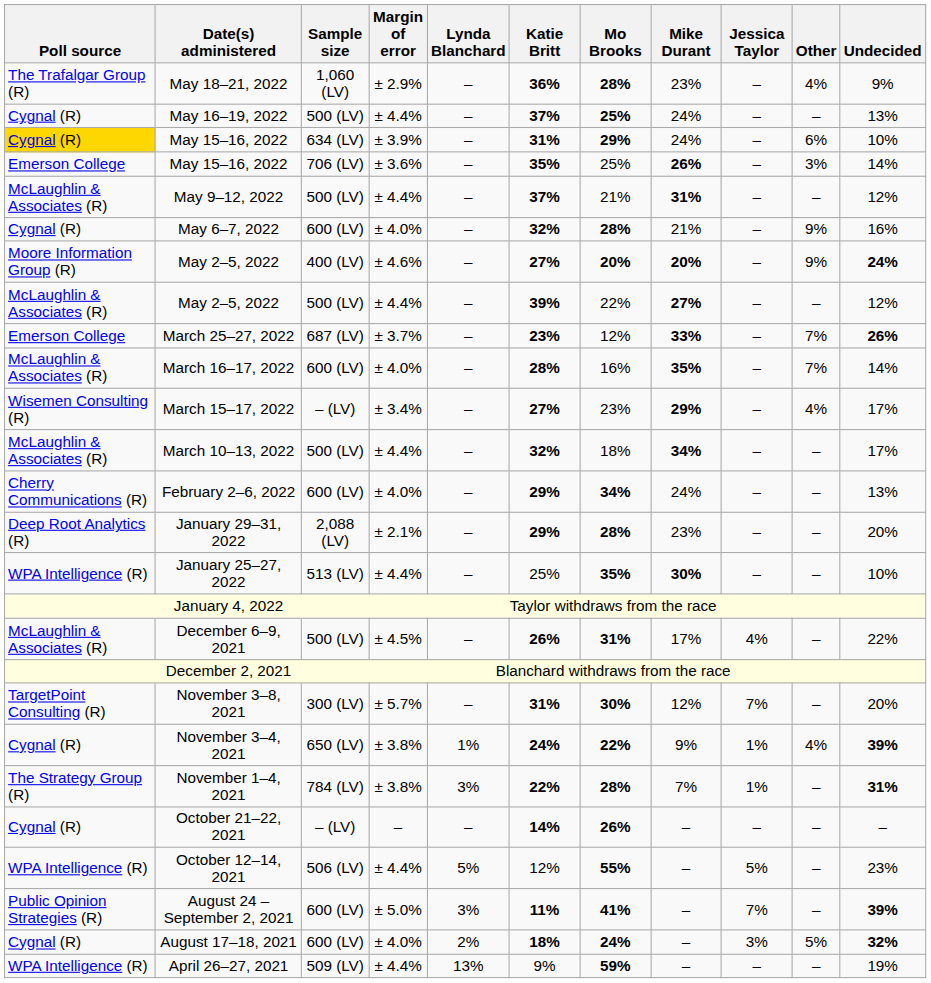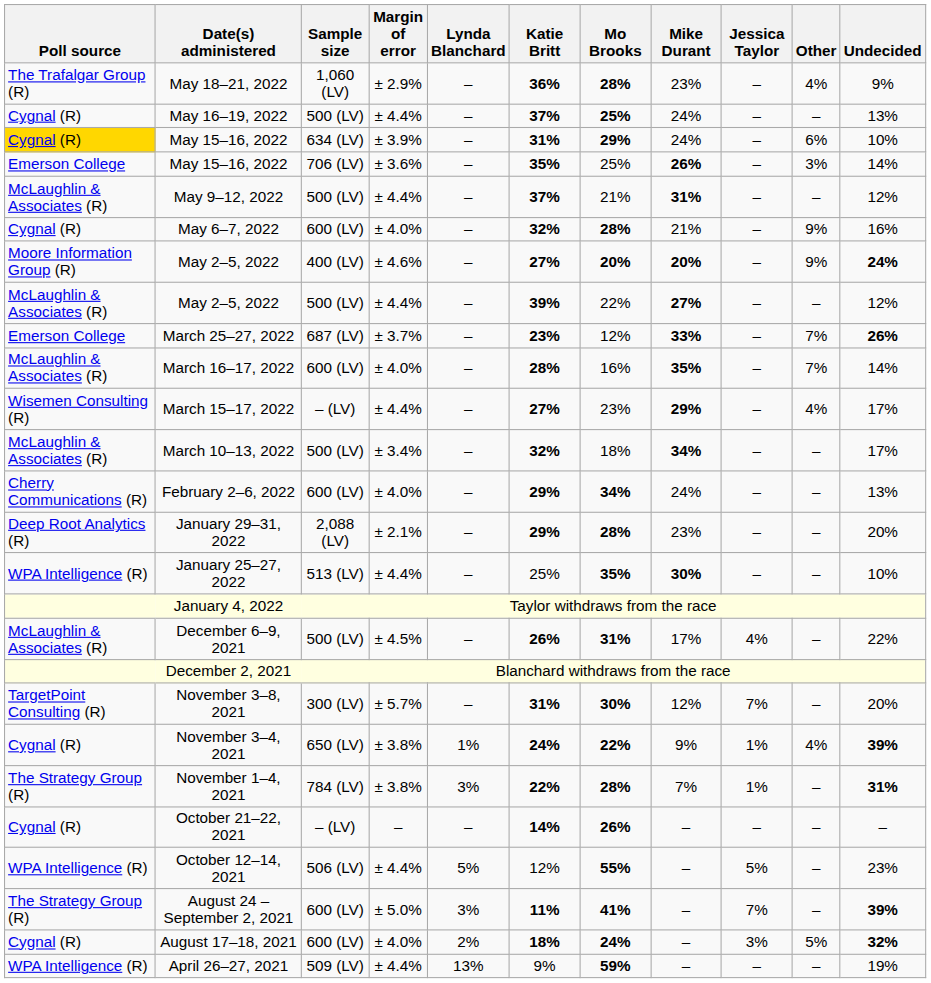(398, 409) ± 3.4% -> (398, 409) ± 4.4%
(398, 451) ± 4.4% -> (398, 451) ± 3.4%
(57, 909) Public Opinion Strategies (R) -> (75, 909) The Strategy Group (R)
